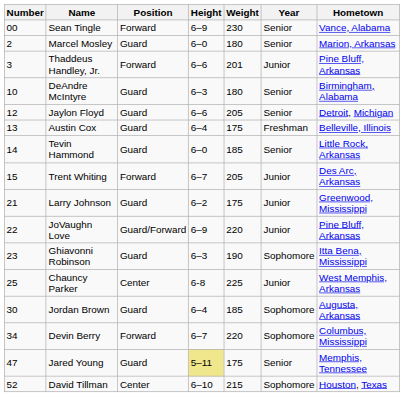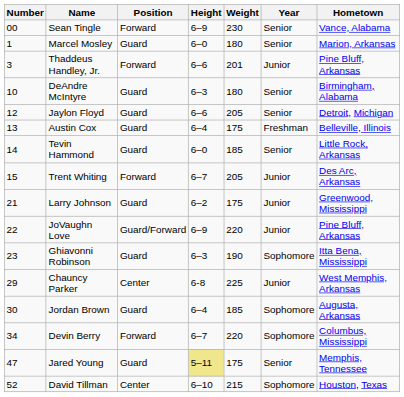(9, 44) 2 -> (9, 44) 1
(12, 283) 25 -> (12, 283) 29
